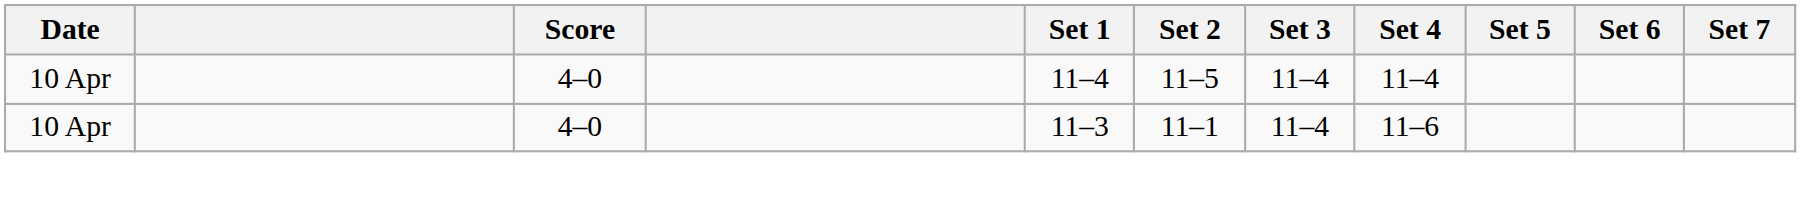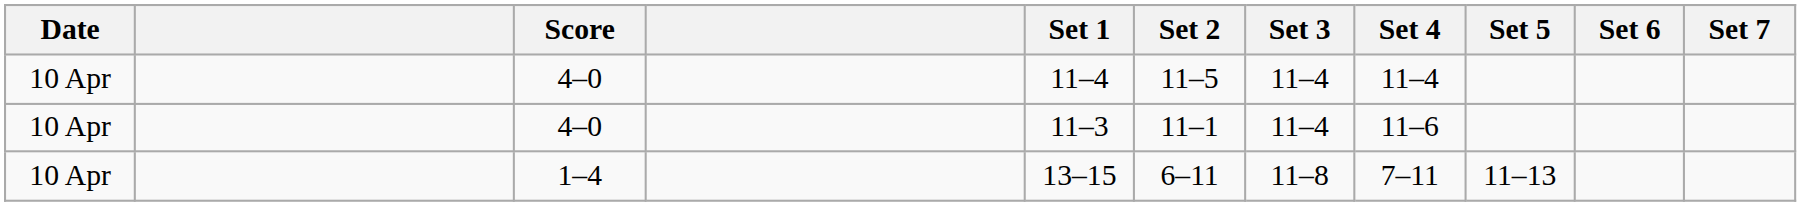+ row: (70, 176)
